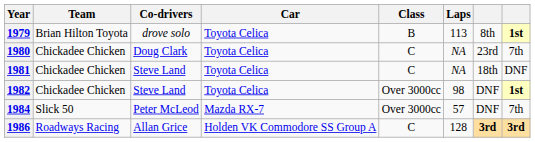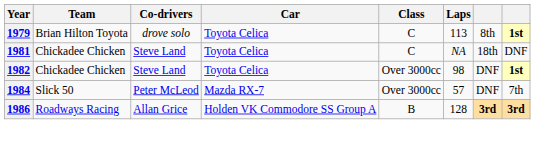(411, 33) B -> (411, 33) C
- row: (19, 52)
(411, 128) C -> (411, 109) B
